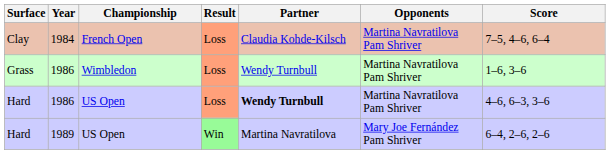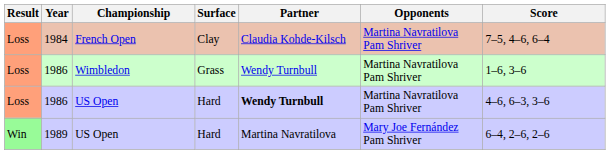columns swapped: (220, 13) <-> (26, 13)
